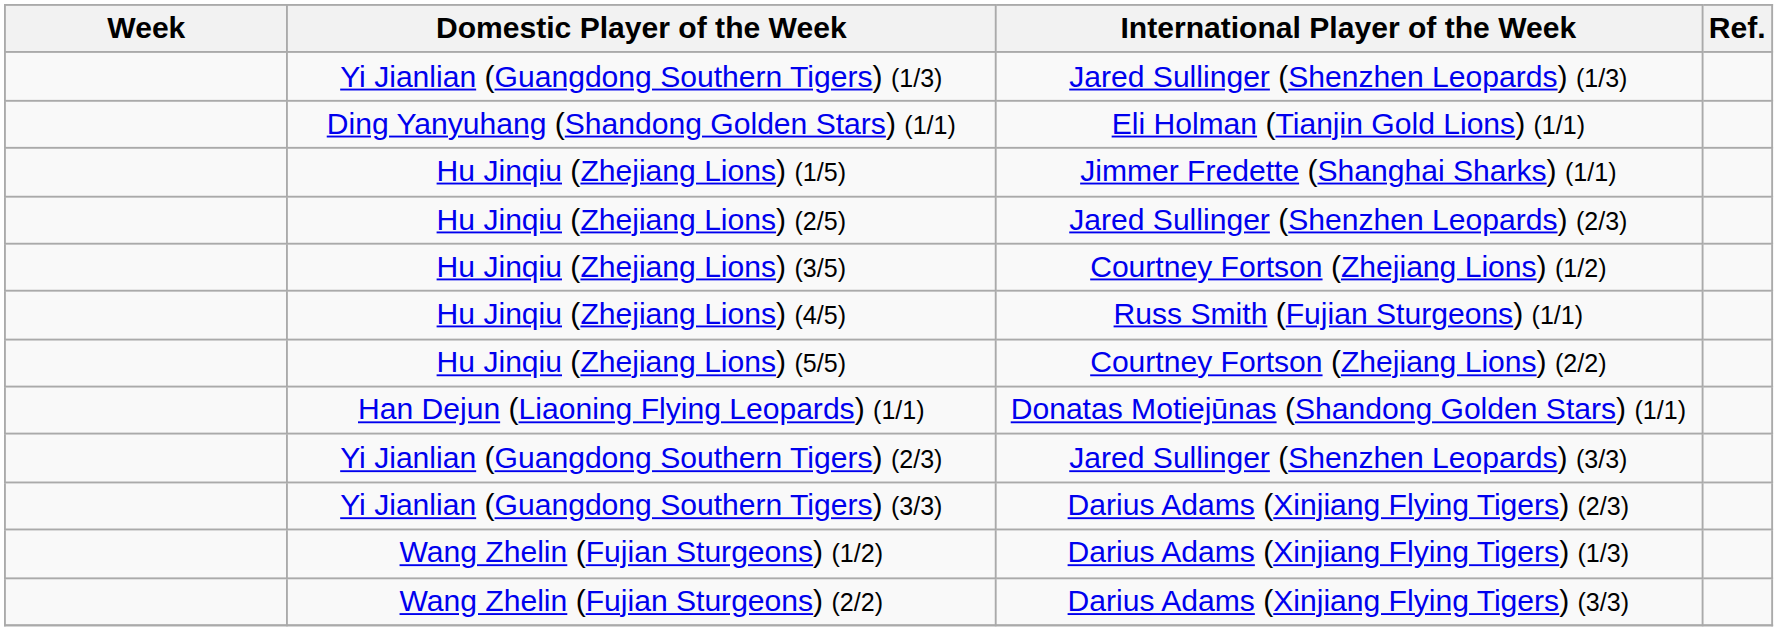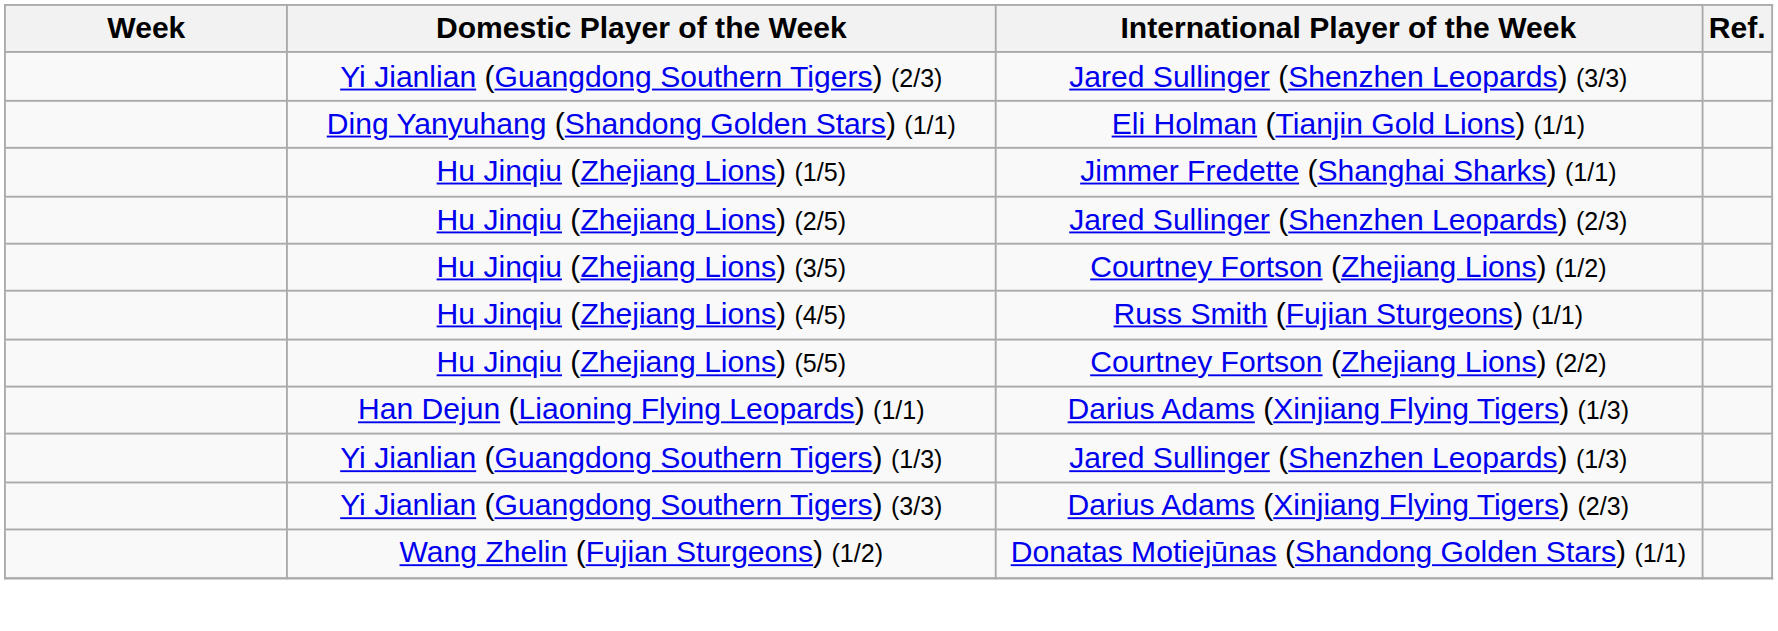rows swapped: (641, 76) <-> (641, 457)
(1348, 409) Donatas Motiejūnas (Shandong Golden Stars) (1/1) -> (1348, 409) Darius Adams (Xinjiang Flying Tigers) (1/3)
(1348, 553) Darius Adams (Xinjiang Flying Tigers) (1/3) -> (1348, 553) Donatas Motiejūnas (Shandong Golden Stars) (1/1)
- row: (641, 600)
